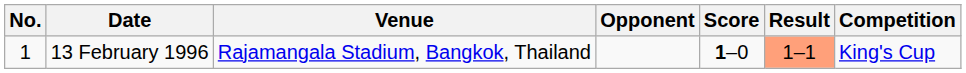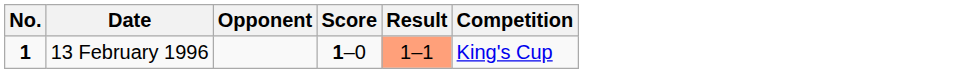- column: (404, 20)
(25, 52) normal -> (25, 52) bold
